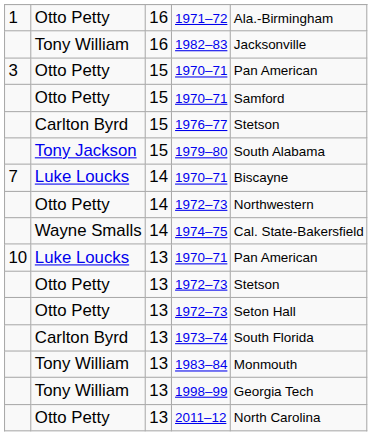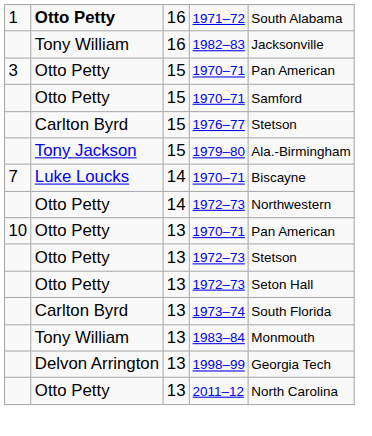(72, 17) normal -> (75, 17) bold
(283, 18) Ala.-Birmingham -> (297, 18) South Alabama
(279, 151) South Alabama -> (301, 151) Ala.-Birmingham
- row: (18, 231)
(82, 257) Luke Loucks -> (72, 230) Otto Petty
(82, 390) Tony William -> (97, 364) Delvon Arrington
